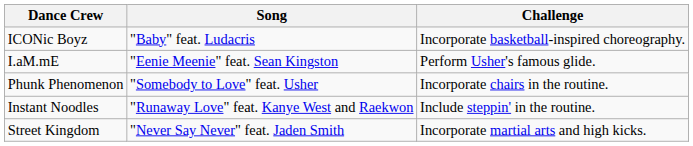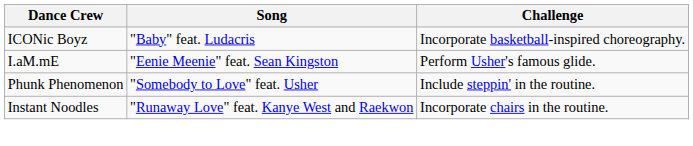(514, 84) Incorporate chairs in the routine. -> (508, 84) Include steppin' in the routine.
(508, 107) Include steppin' in the routine. -> (514, 107) Incorporate chairs in the routine.
- row: (54, 130)
